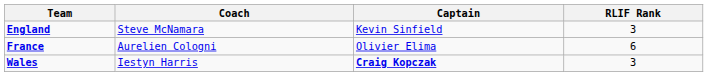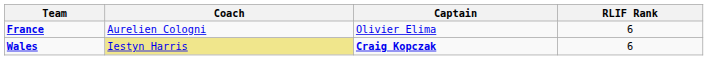- row: (28, 30)
(158, 63) no background -> (148, 46) khaki background
(633, 63) 3 -> (630, 46) 6
